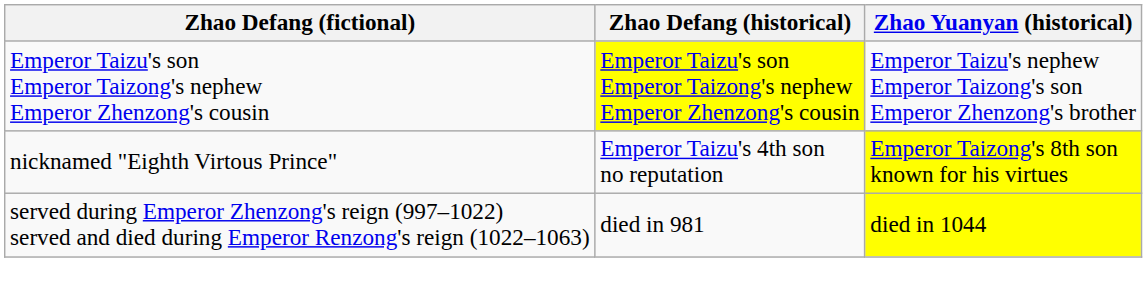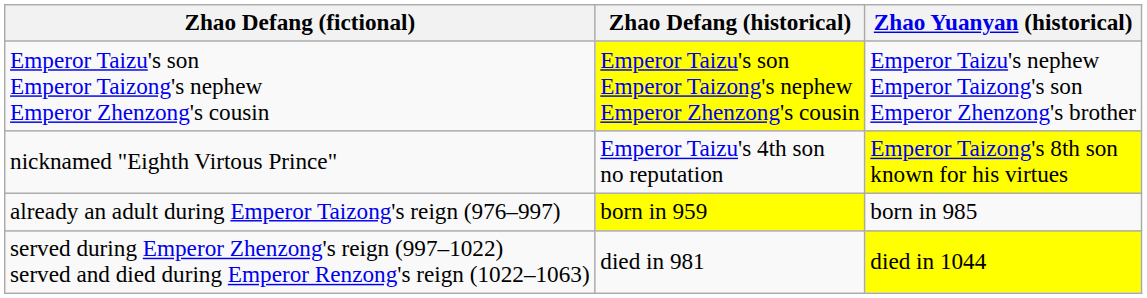+ row: (285, 211)
